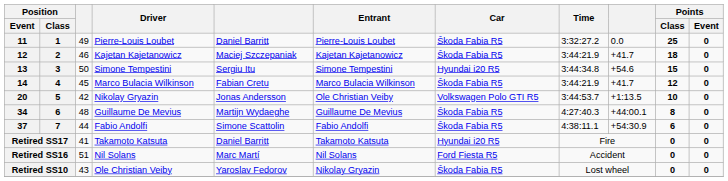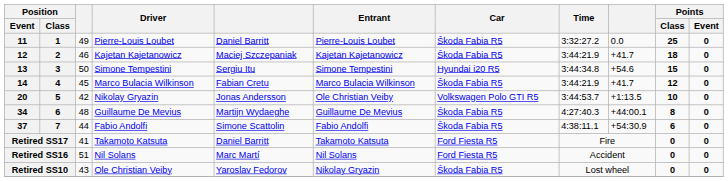(468, 140) Hyundai i20 R5 -> (467, 140) Ford Fiesta R5
